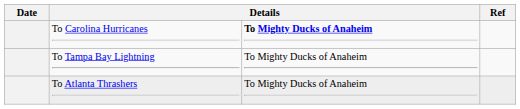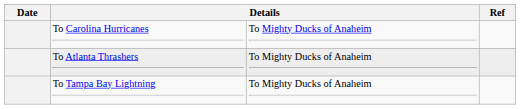(361, 32) bold -> (363, 32) normal
rows swapped: (146, 87) <-> (146, 60)
